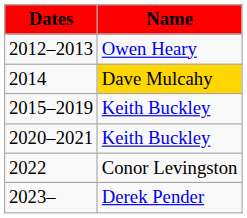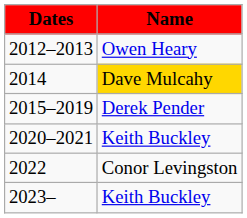(156, 108) Keith Buckley -> (153, 108) Derek Pender
(153, 197) Derek Pender -> (156, 197) Keith Buckley
